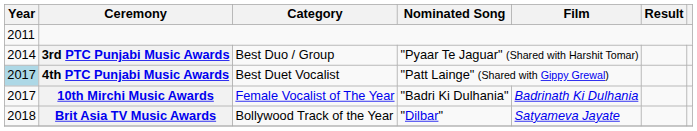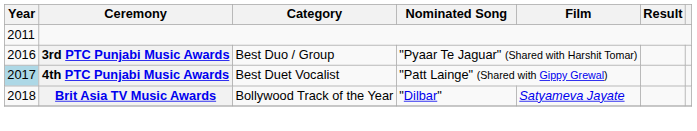(22, 55) 2014 -> (22, 55) 2016
- row: (136, 95)
